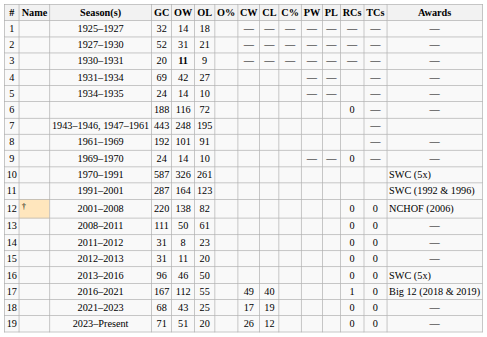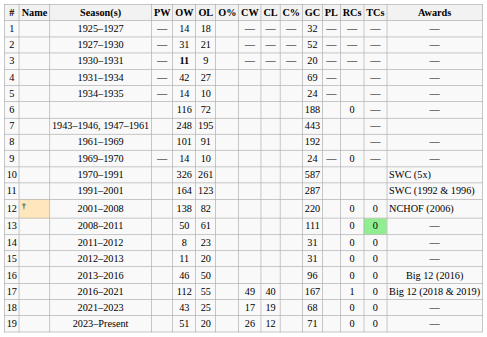columns swapped: (162, 12) <-> (312, 12)
(375, 226) no background -> (375, 226) lightgreen background
(410, 275) SWC (5x) -> (435, 275) Big 12 (2016)
